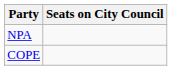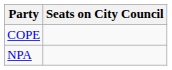rows swapped: (20, 34) <-> (24, 55)
